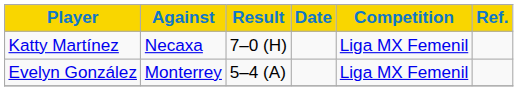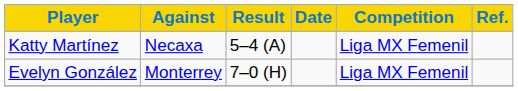(258, 45) 7–0 (H) -> (258, 45) 5–4 (A)
(258, 72) 5–4 (A) -> (258, 72) 7–0 (H)
